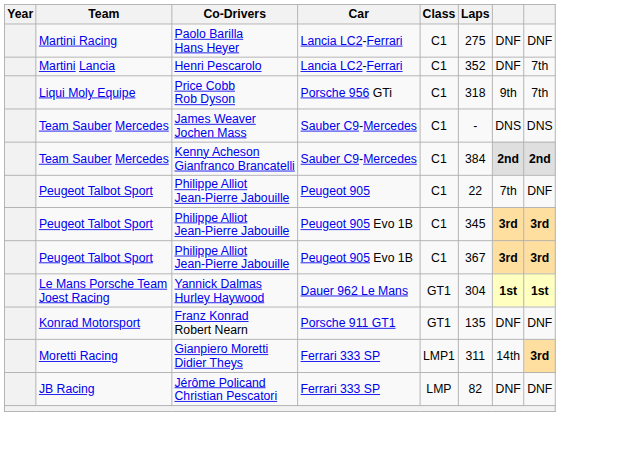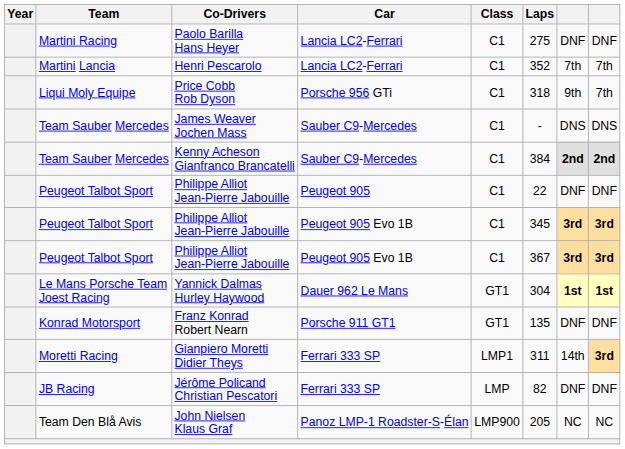(508, 67) DNF -> (573, 67) 7th
(508, 192) 7th -> (573, 192) DNF
+ row: (210, 422)
